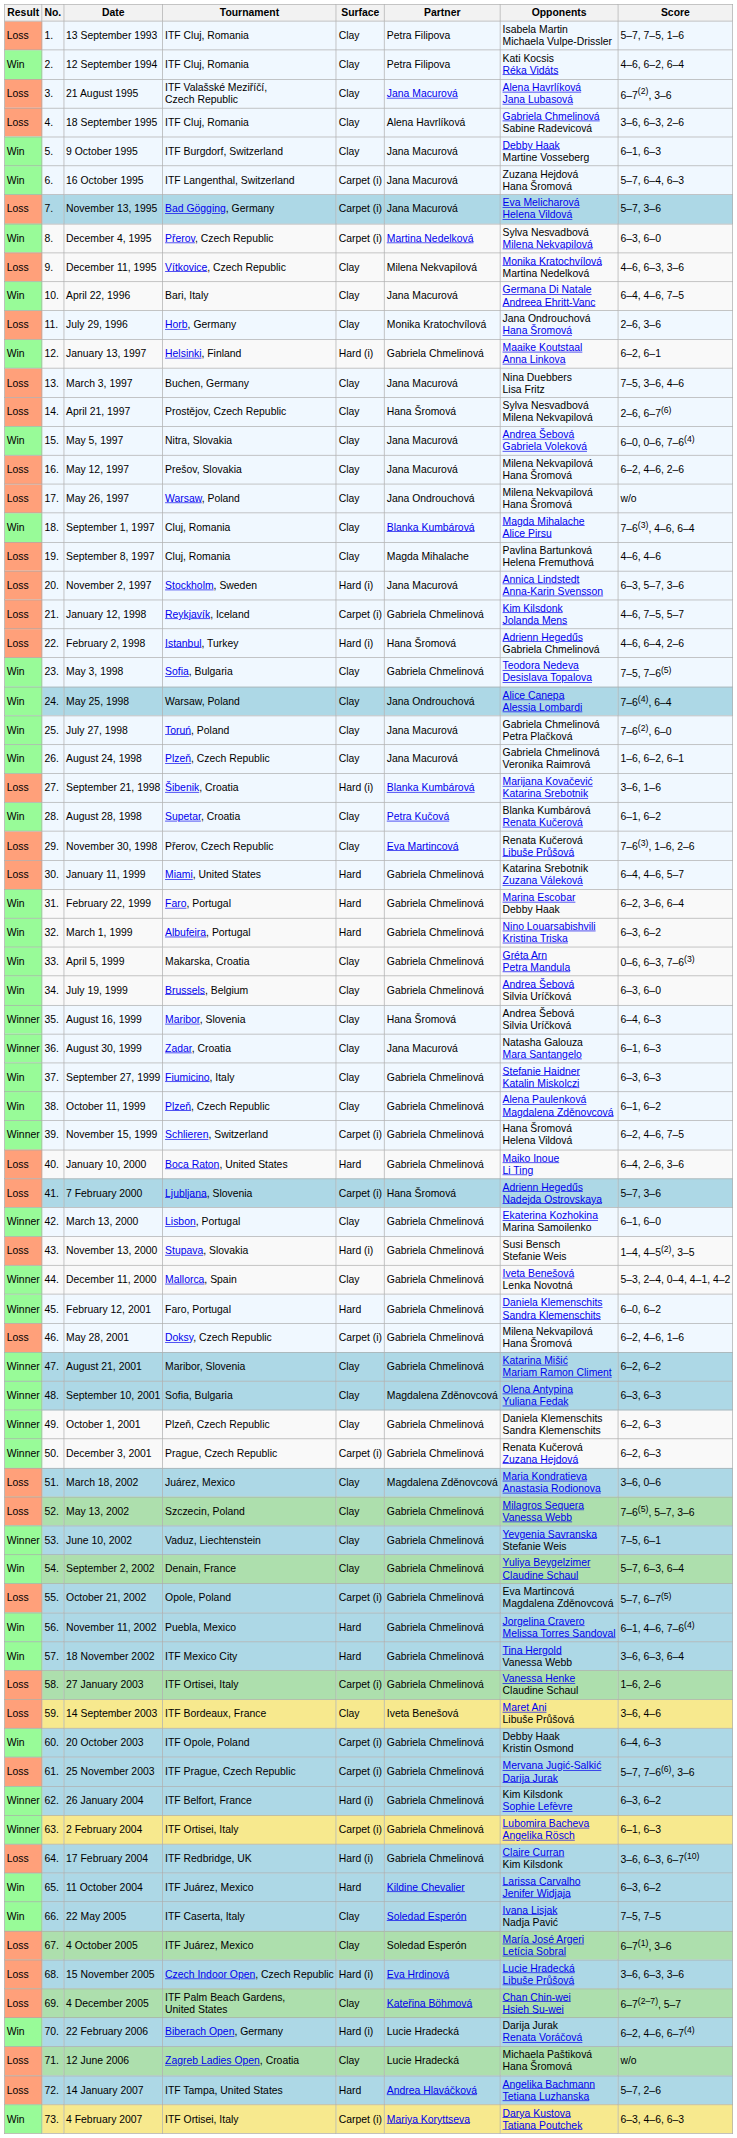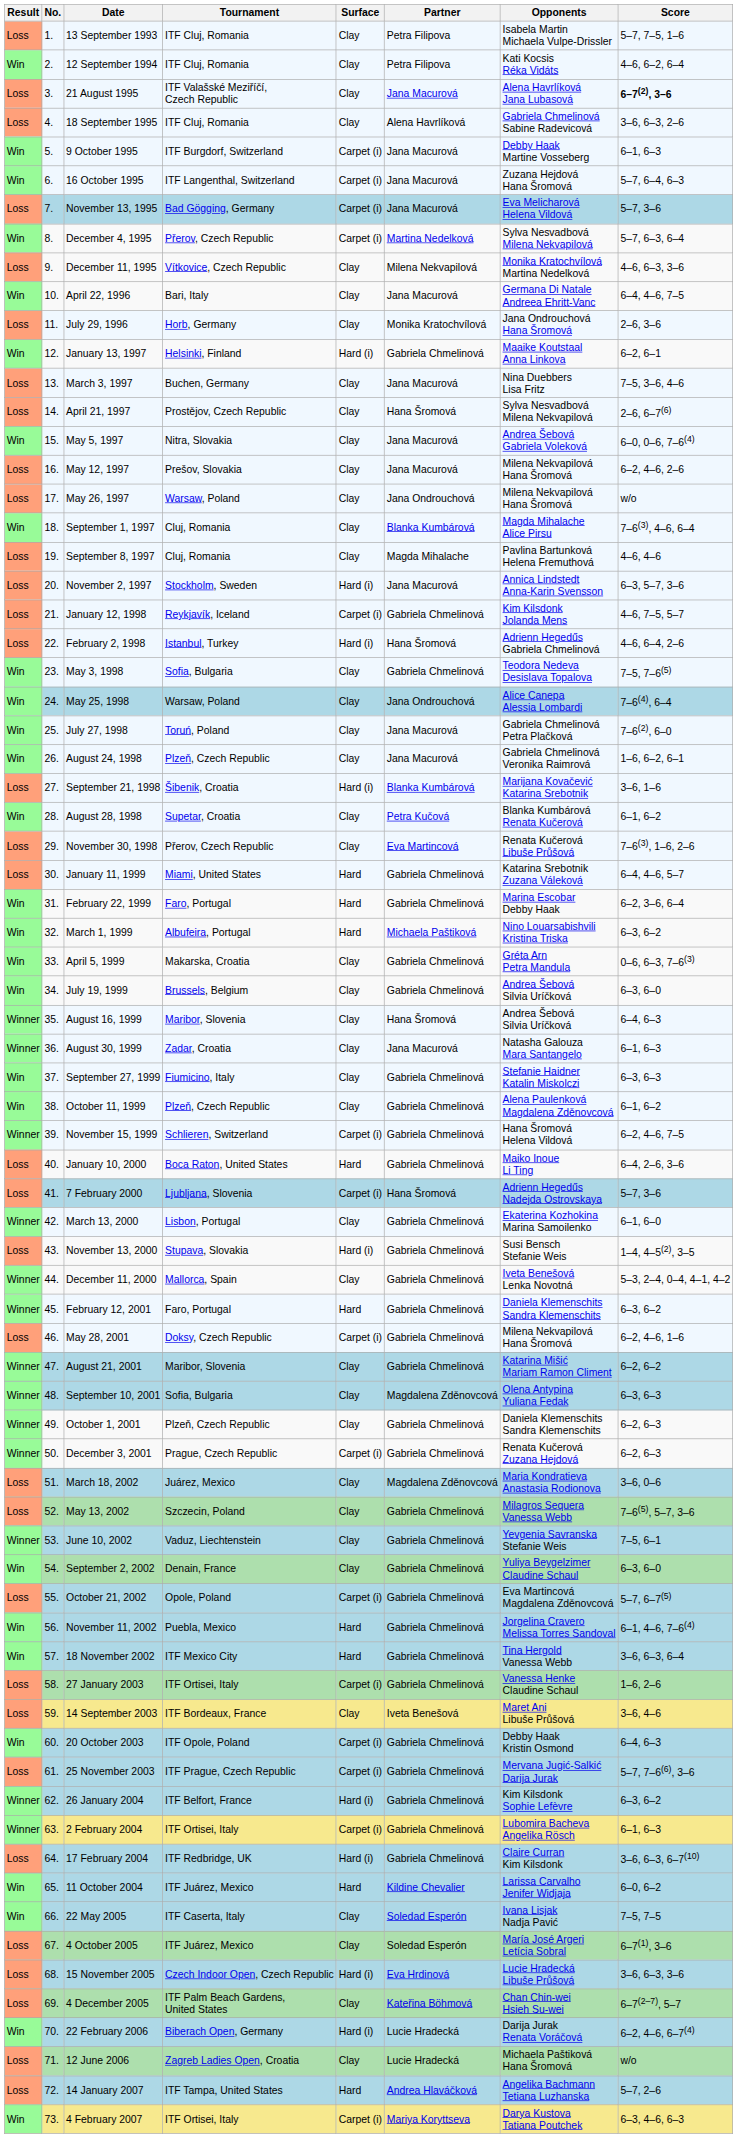(646, 93) normal -> (646, 93) bold
(349, 151) Clay -> (360, 151) Carpet (i)
(641, 237) 6–3, 6–0 -> (652, 237) 5–7, 6–3, 6–4
(435, 932) Gabriela Chmelinová -> (432, 932) Michaela Paštiková
(641, 1308) 6–0, 6–2 -> (641, 1308) 6–3, 6–2
(652, 1568) 5–7, 6–3, 6–4 -> (641, 1568) 6–3, 6–0
(641, 1887) 6–3, 6–2 -> (641, 1887) 6–0, 6–2
